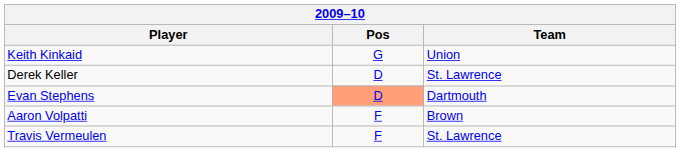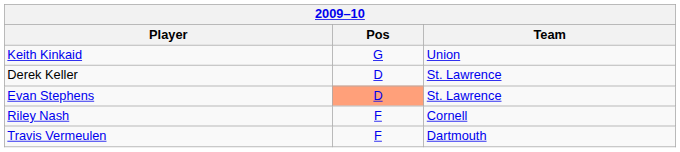(457, 95) Dartmouth -> (464, 95) St. Lawrence
+ row: (38, 116)
- row: (47, 116)
(464, 136) St. Lawrence -> (457, 136) Dartmouth
